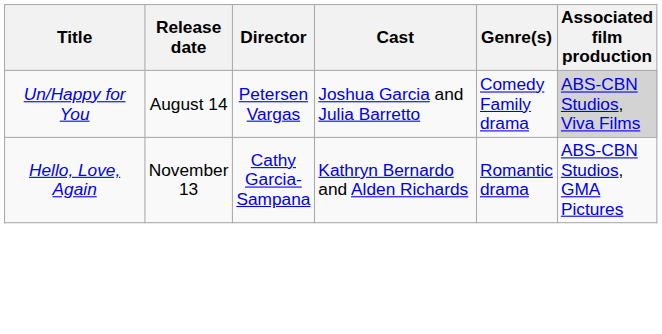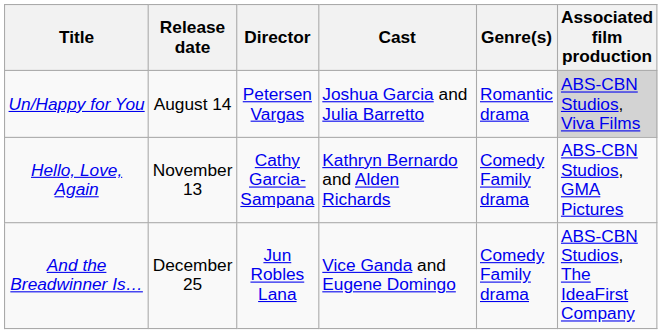(512, 103) Comedy Family drama -> (516, 103) Romantic drama
(516, 179) Romantic drama -> (512, 179) Comedy Family drama
+ row: (77, 275)
